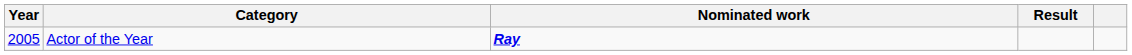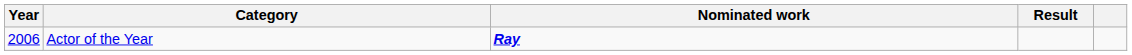(24, 38) 2005 -> (24, 38) 2006
